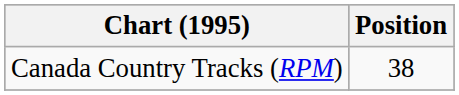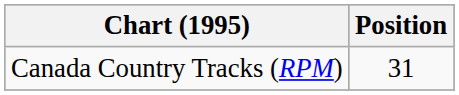(401, 68) 38 -> (401, 68) 31
